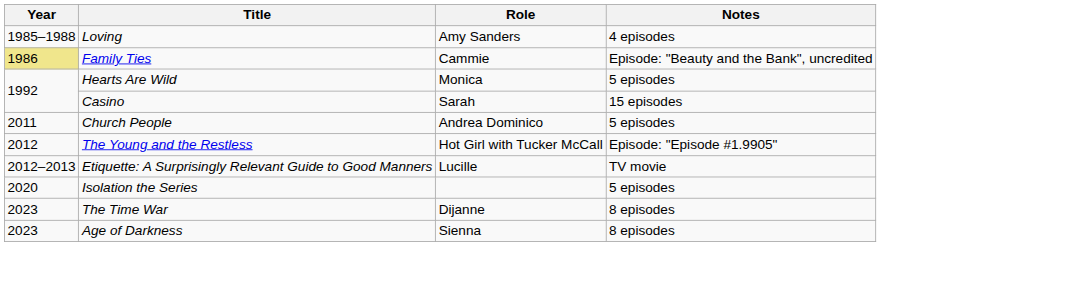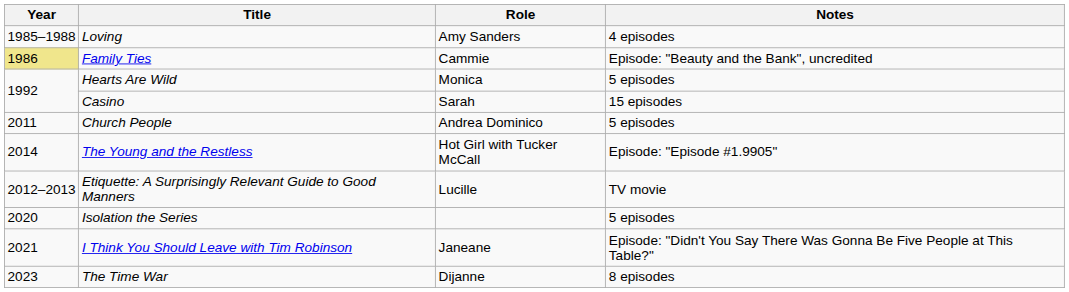(23, 144) 2012 -> (23, 152) 2014
+ row: (217, 247)
- row: (132, 230)
